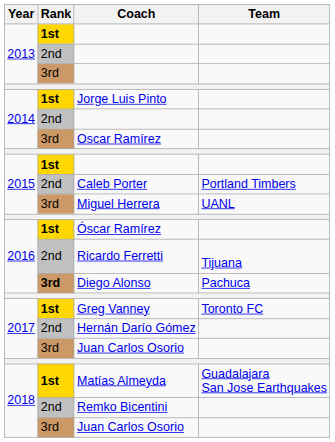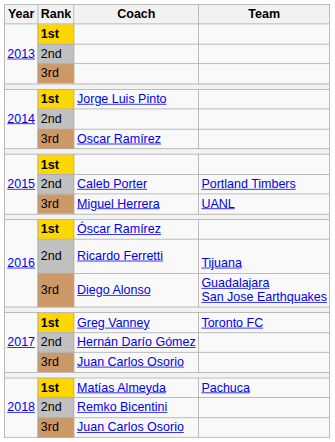(50, 283) bold -> (50, 290) normal
(226, 283) Pachuca -> (264, 290) Guadalajara San Jose Earthquakes
(264, 380) Guadalajara San Jose Earthquakes -> (226, 387) Pachuca
